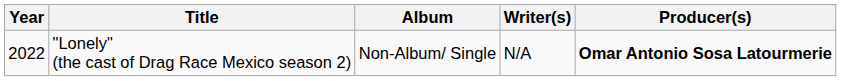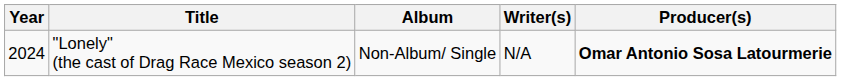(27, 52) 2022 -> (27, 52) 2024
